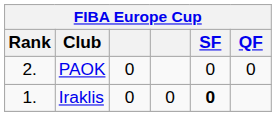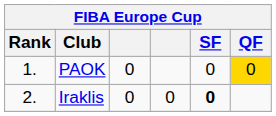(30, 70) 2. -> (30, 70) 1.
(251, 70) no background -> (251, 70) gold background
(30, 97) 1. -> (30, 97) 2.
